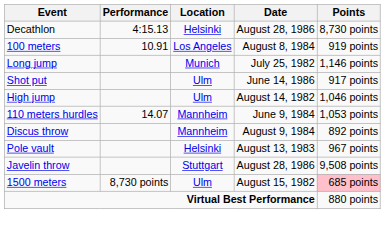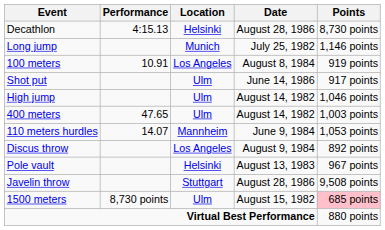rows swapped: (34, 47) <-> (32, 64)
+ row: (34, 115)
(202, 132) Mannheim -> (202, 149) Los Angeles
